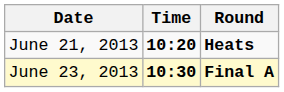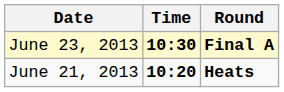rows swapped: (74, 45) <-> (74, 72)
